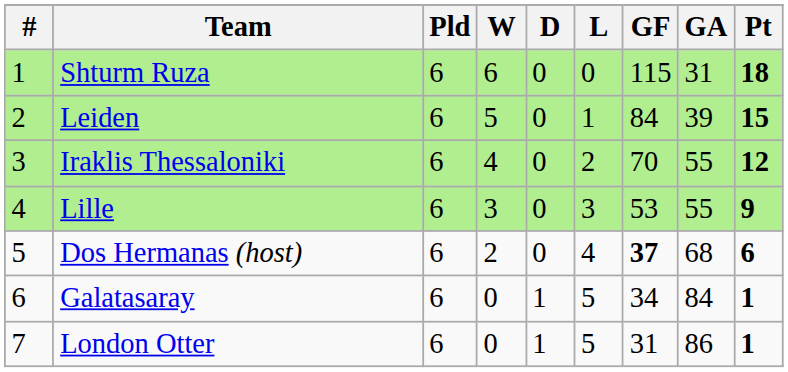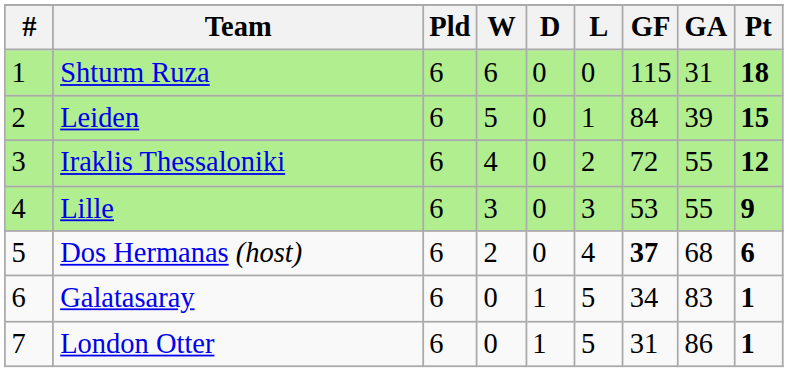(644, 162) 70 -> (644, 162) 72
(699, 298) 84 -> (699, 298) 83
